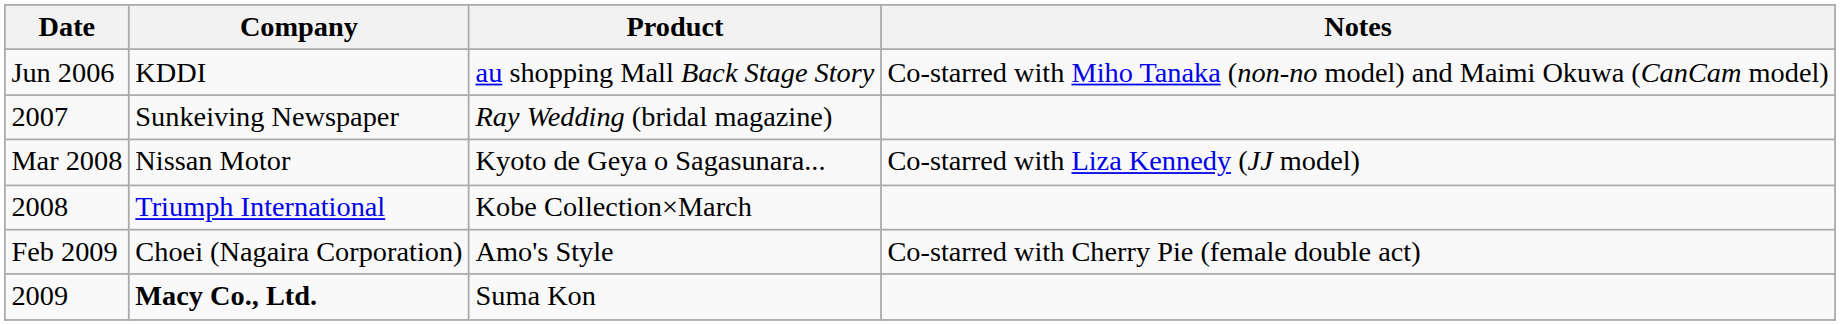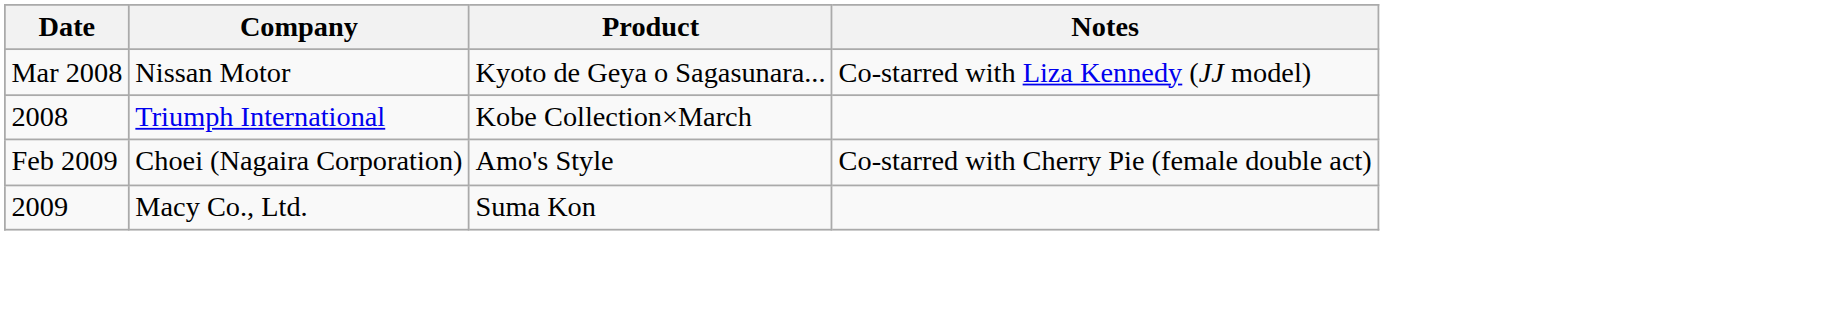- row: (63, 71)
- row: (40, 116)
(226, 296) bold -> (222, 206) normal
